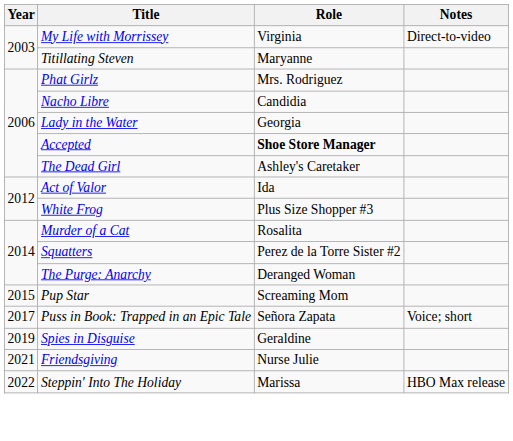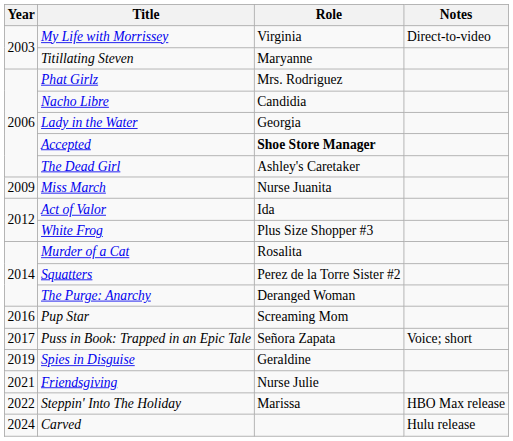+ row: (73, 187)
(21, 295) 2015 -> (21, 317) 2016
+ row: (61, 425)
